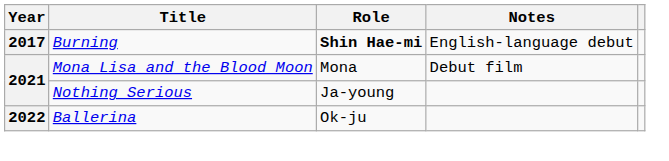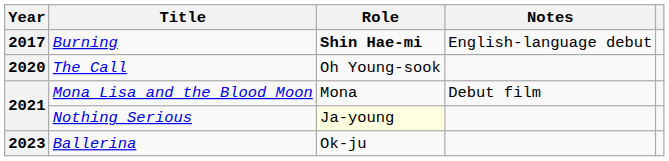+ row: (90, 68)
(357, 93) no background -> (357, 118) lightyellow background
(27, 118) 2022 -> (27, 143) 2023
